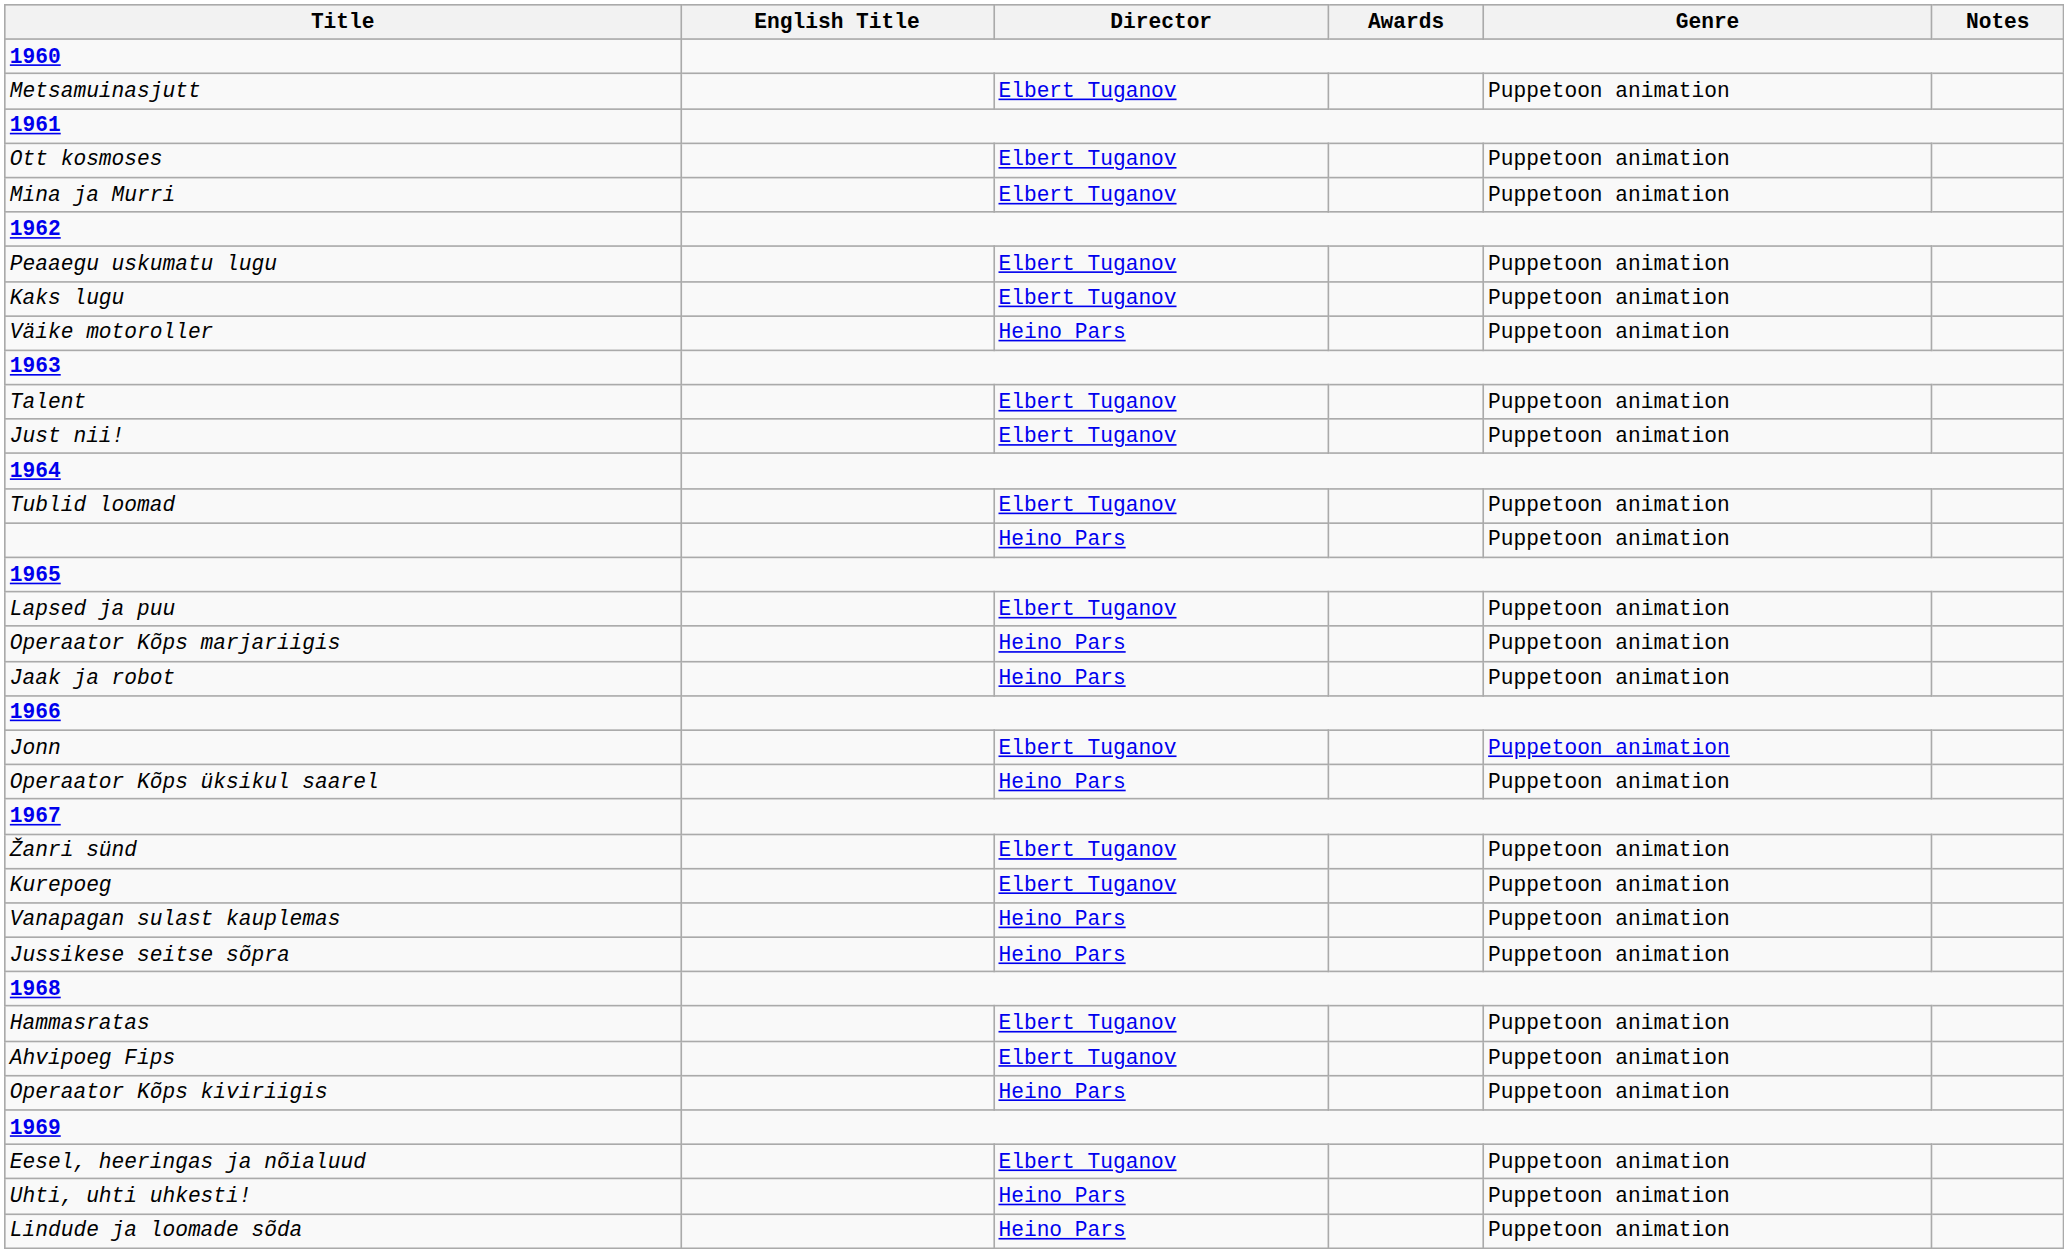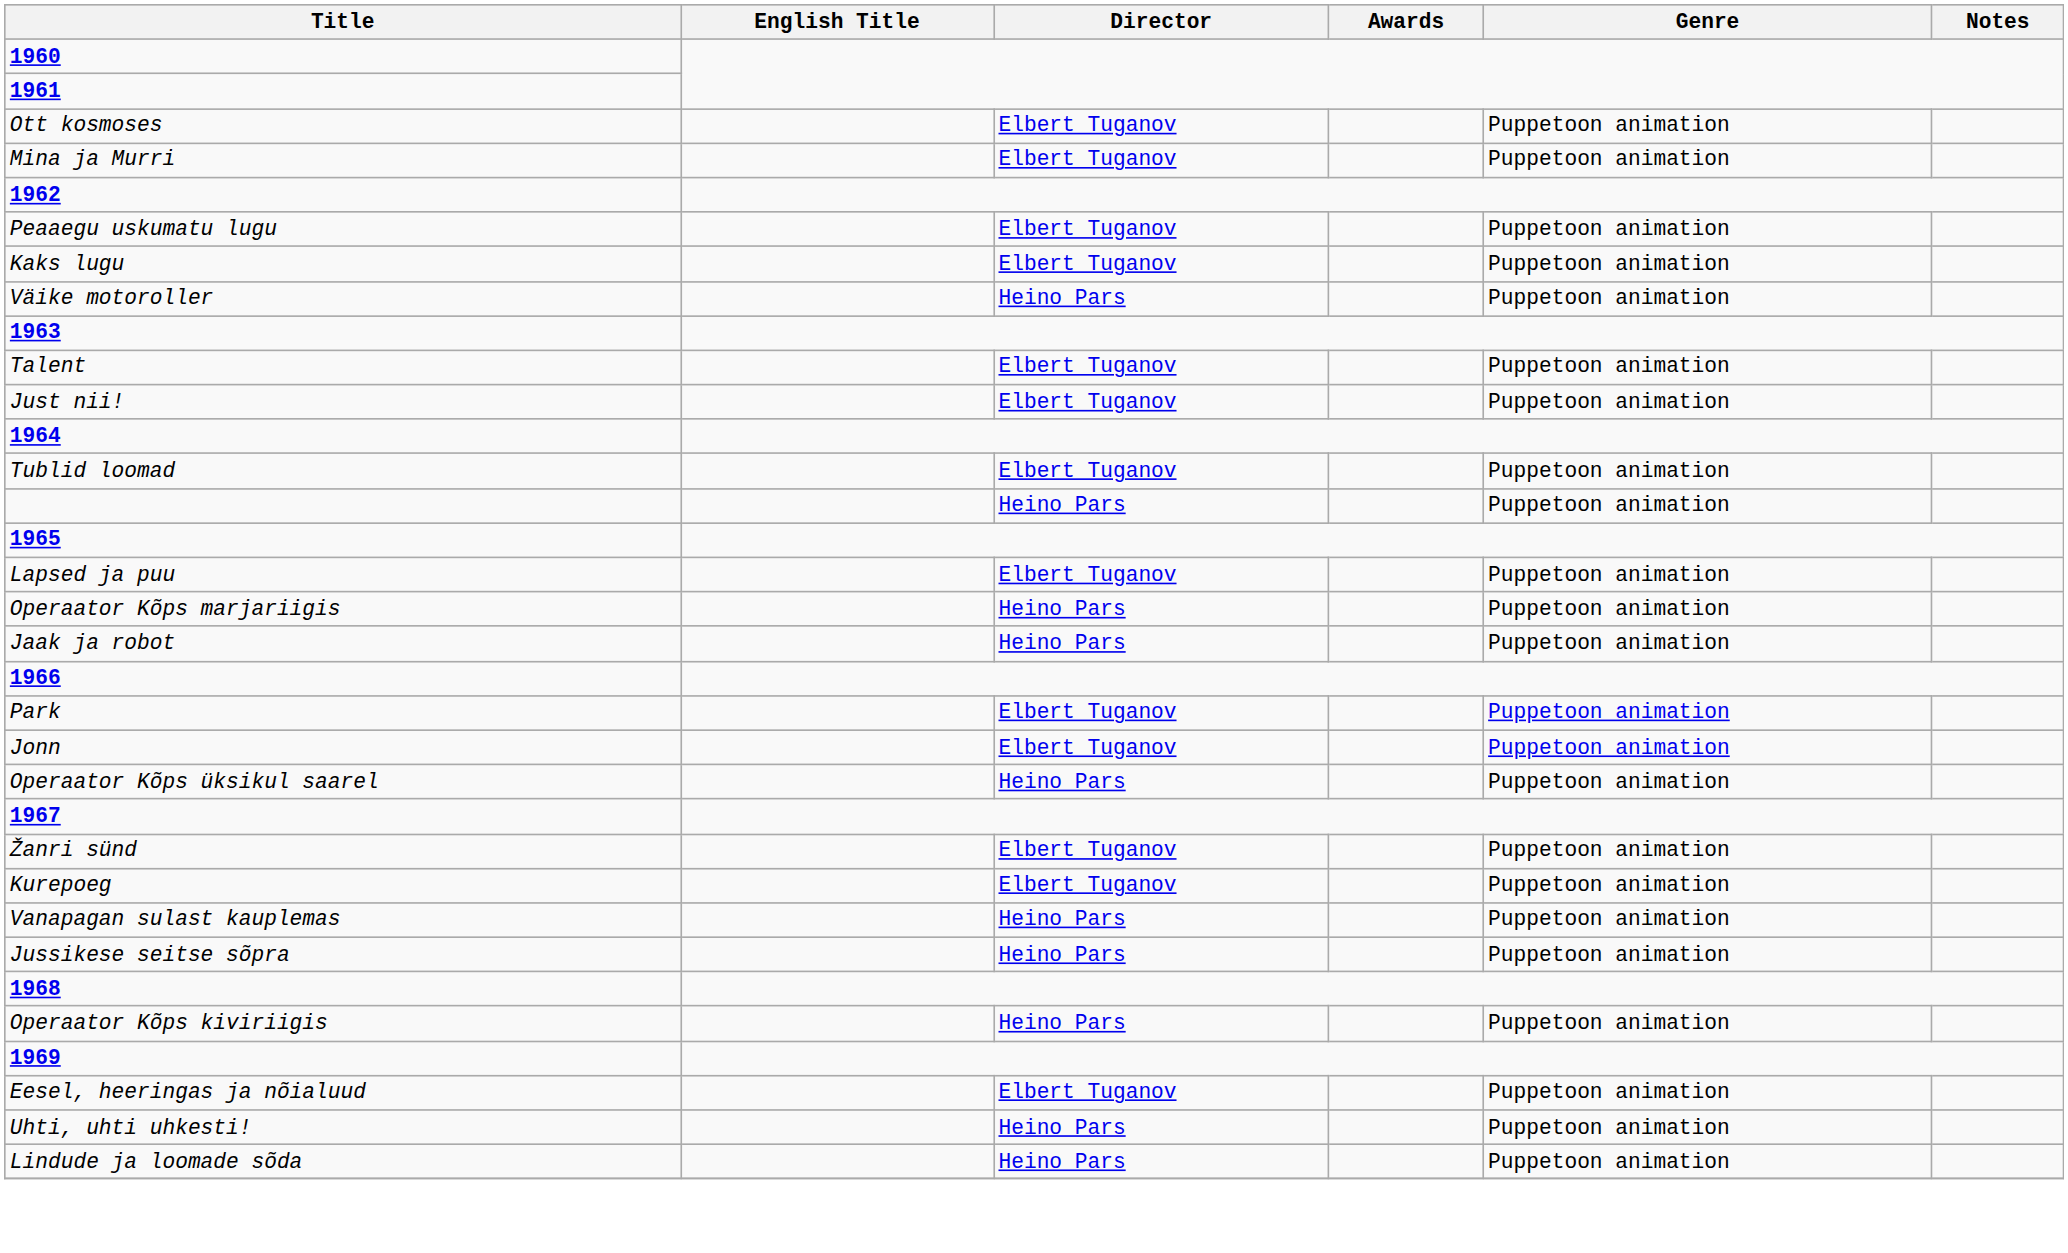- row: (105, 91)
+ row: (35, 713)
- row: (80, 1024)
- row: (93, 1058)
